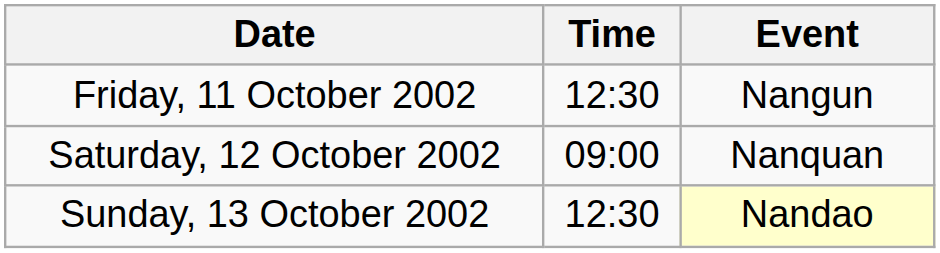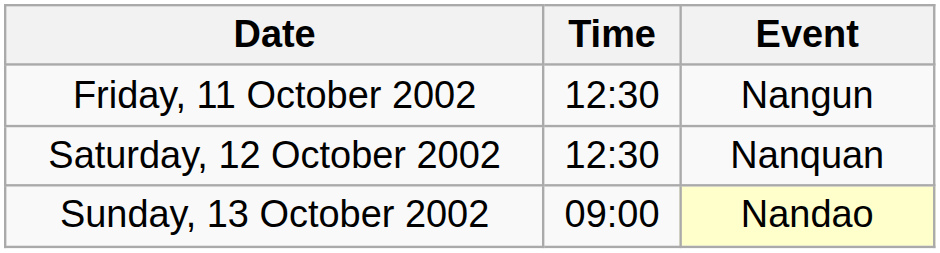(612, 154) 09:00 -> (612, 154) 12:30
(612, 214) 12:30 -> (612, 214) 09:00
